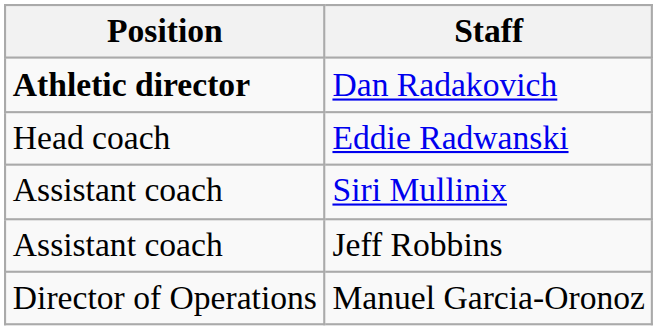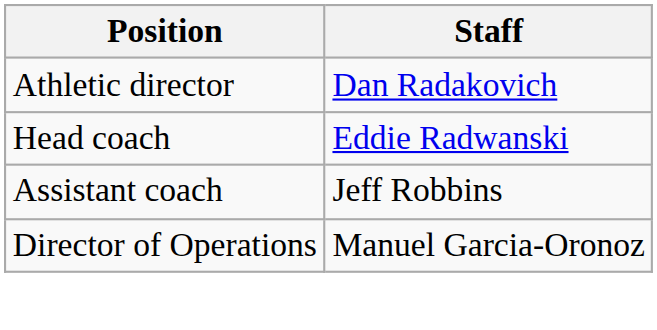(131, 84) bold -> (123, 84) normal
- row: (420, 191)
